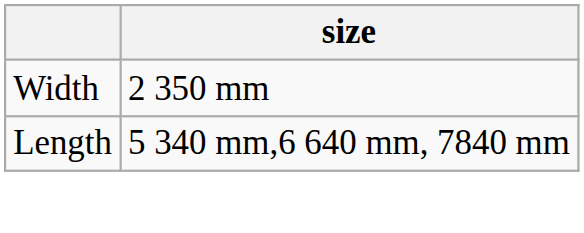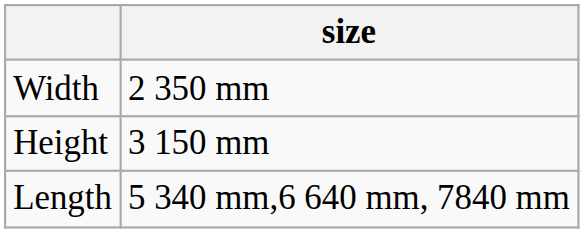+ row: (61, 142)
